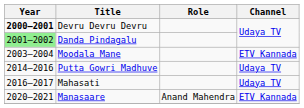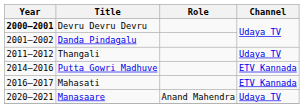(30, 40) lightgreen background -> (30, 40) no background
- row: (89, 54)
+ row: (79, 54)
(260, 68) Udaya TV -> (268, 68) ETV Kannada
(260, 82) Udaya TV -> (268, 82) ETV Kannada
(268, 97) ETV Kannada -> (260, 97) Udaya TV
